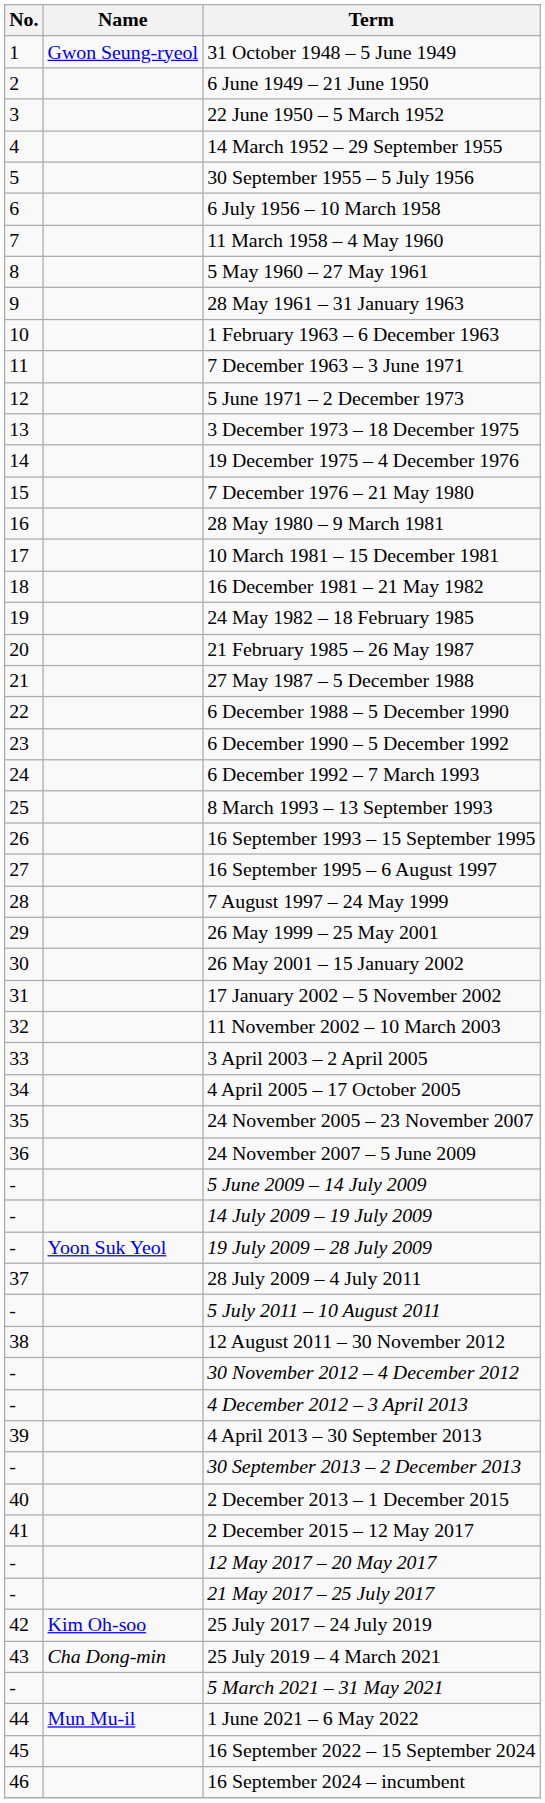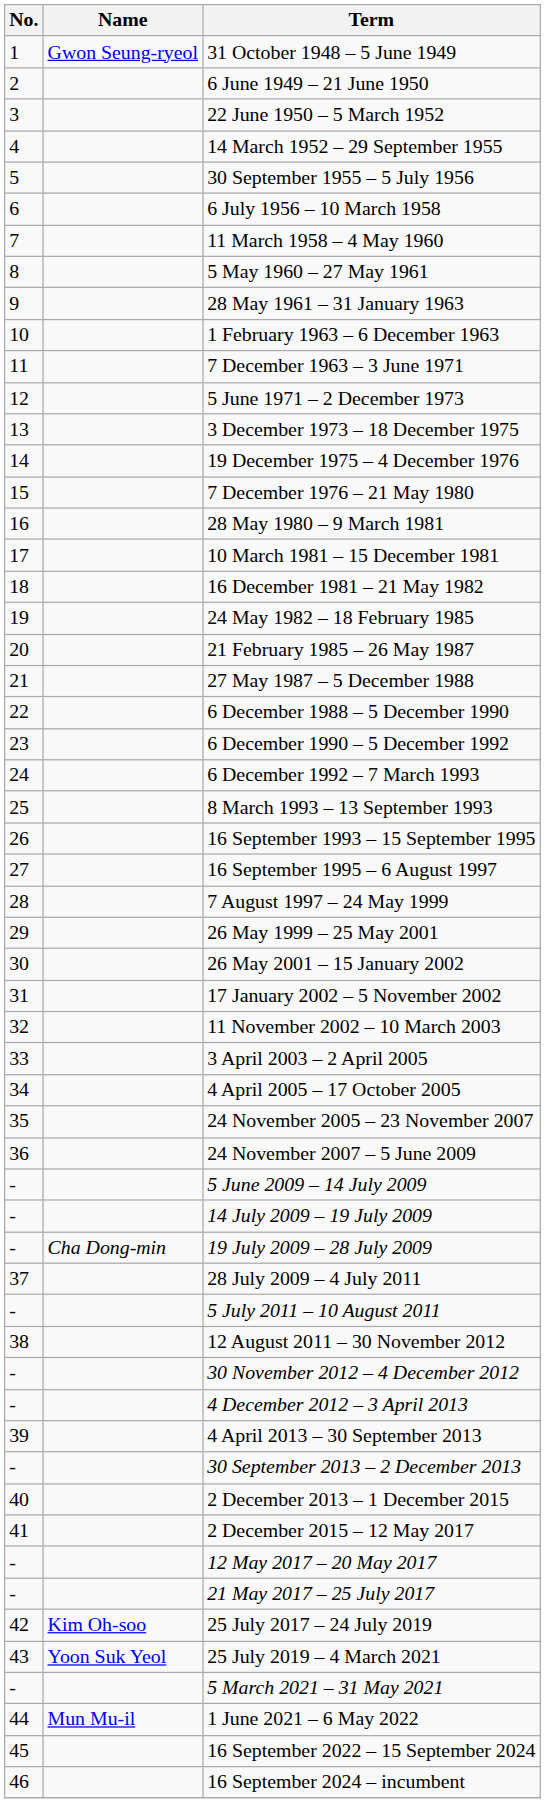(107, 1247) Yoon Suk Yeol -> (107, 1247) Cha Dong-min
(107, 1656) Cha Dong-min -> (107, 1656) Yoon Suk Yeol
